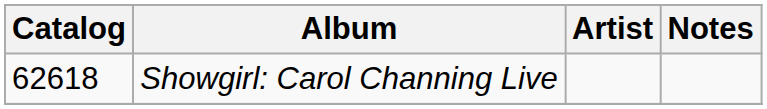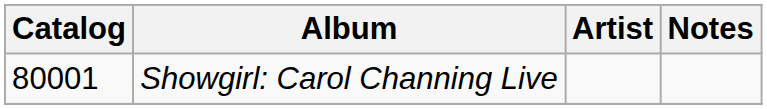(55, 78) 62618 -> (55, 78) 80001
